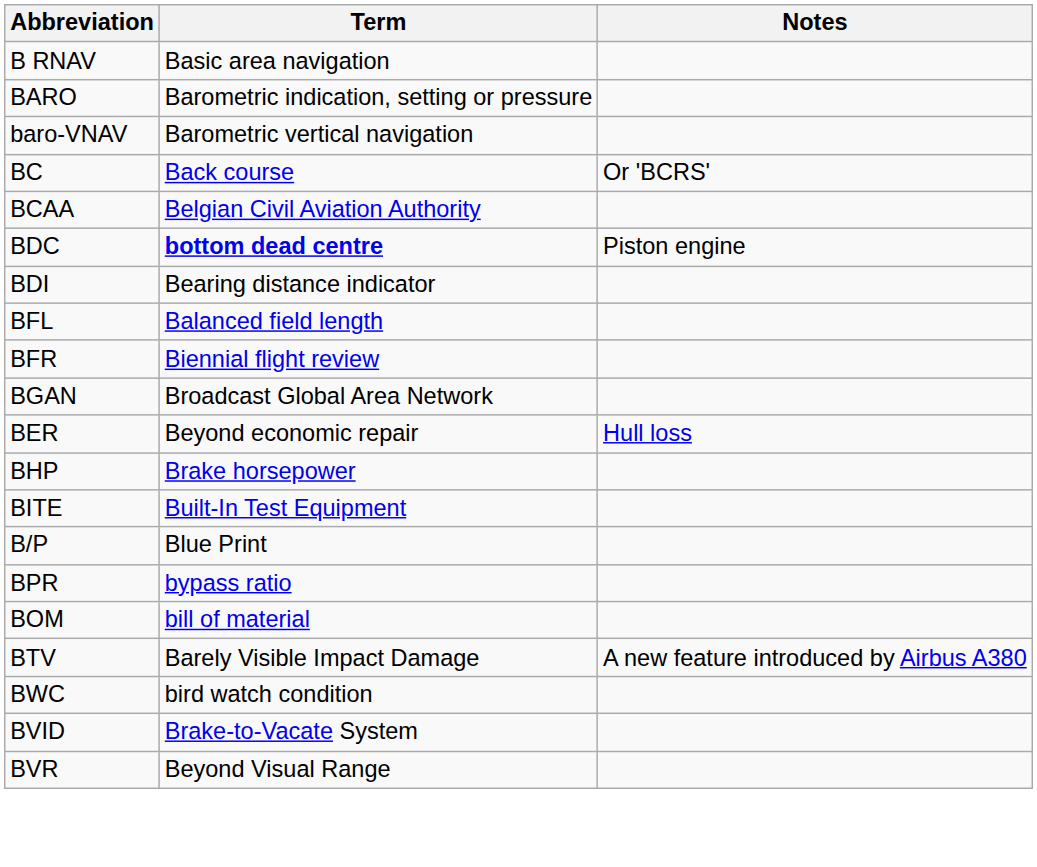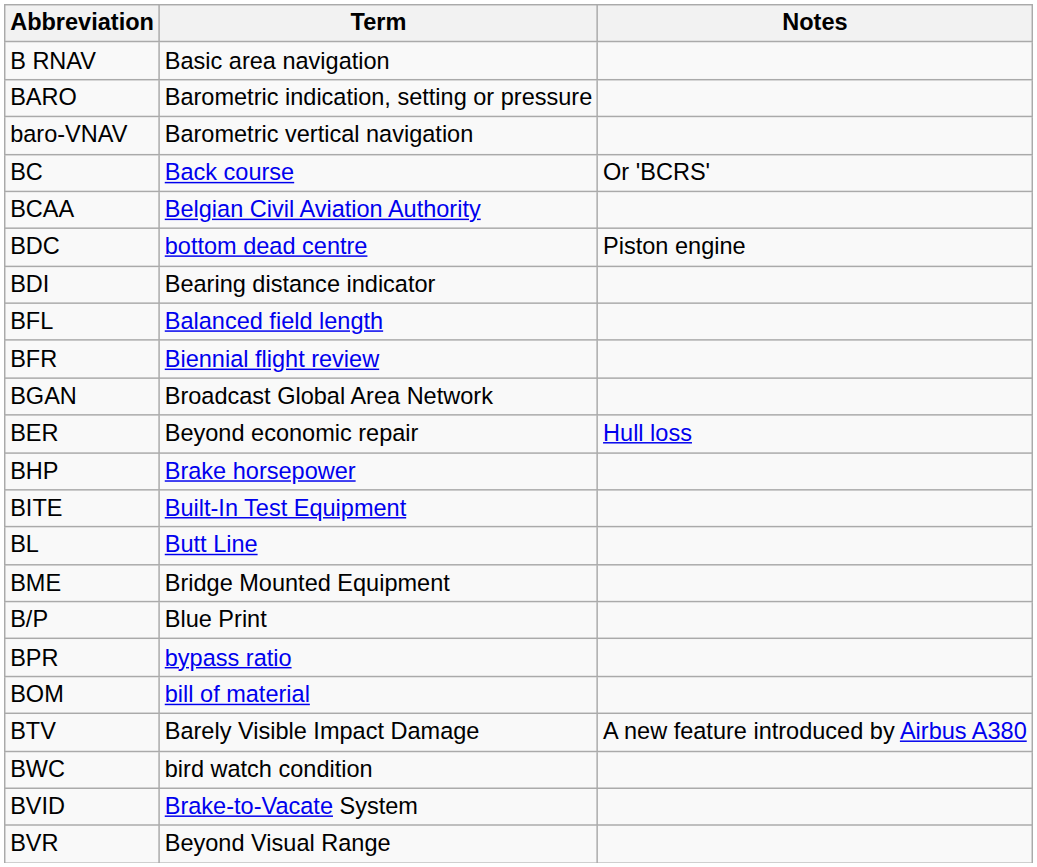(274, 246) bold -> (266, 246) normal
+ row: (25, 545)
+ row: (36, 582)
